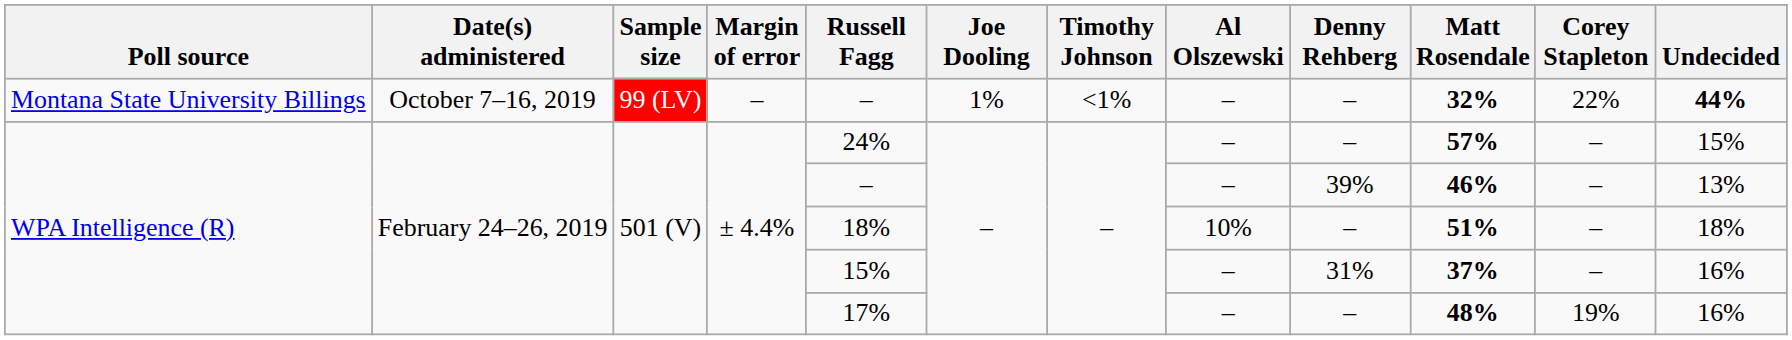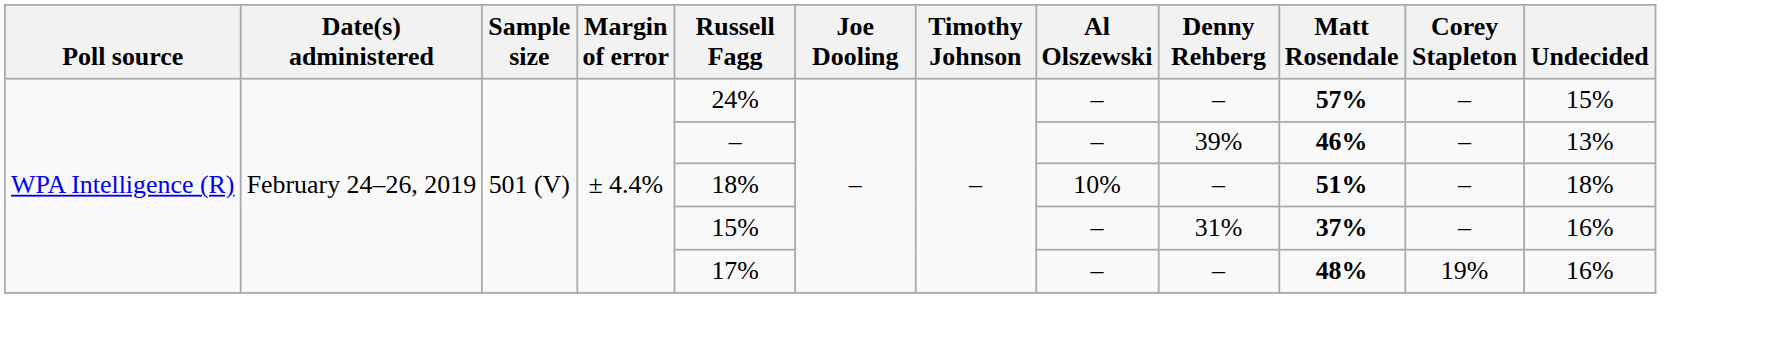- row: (188, 99)
